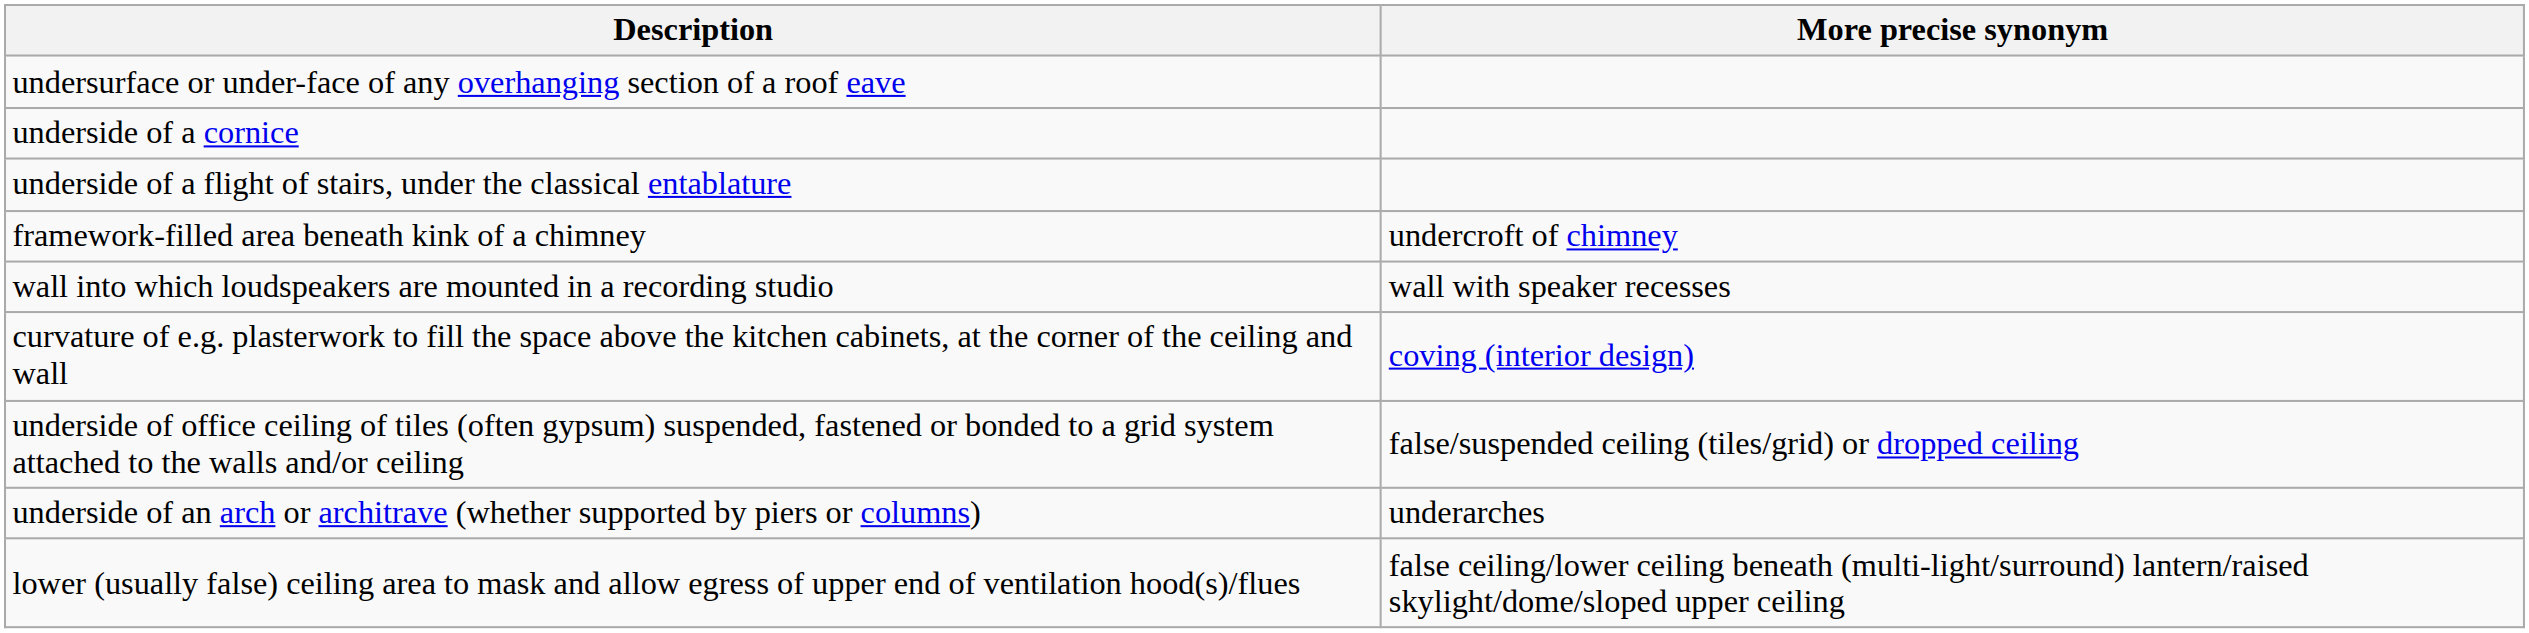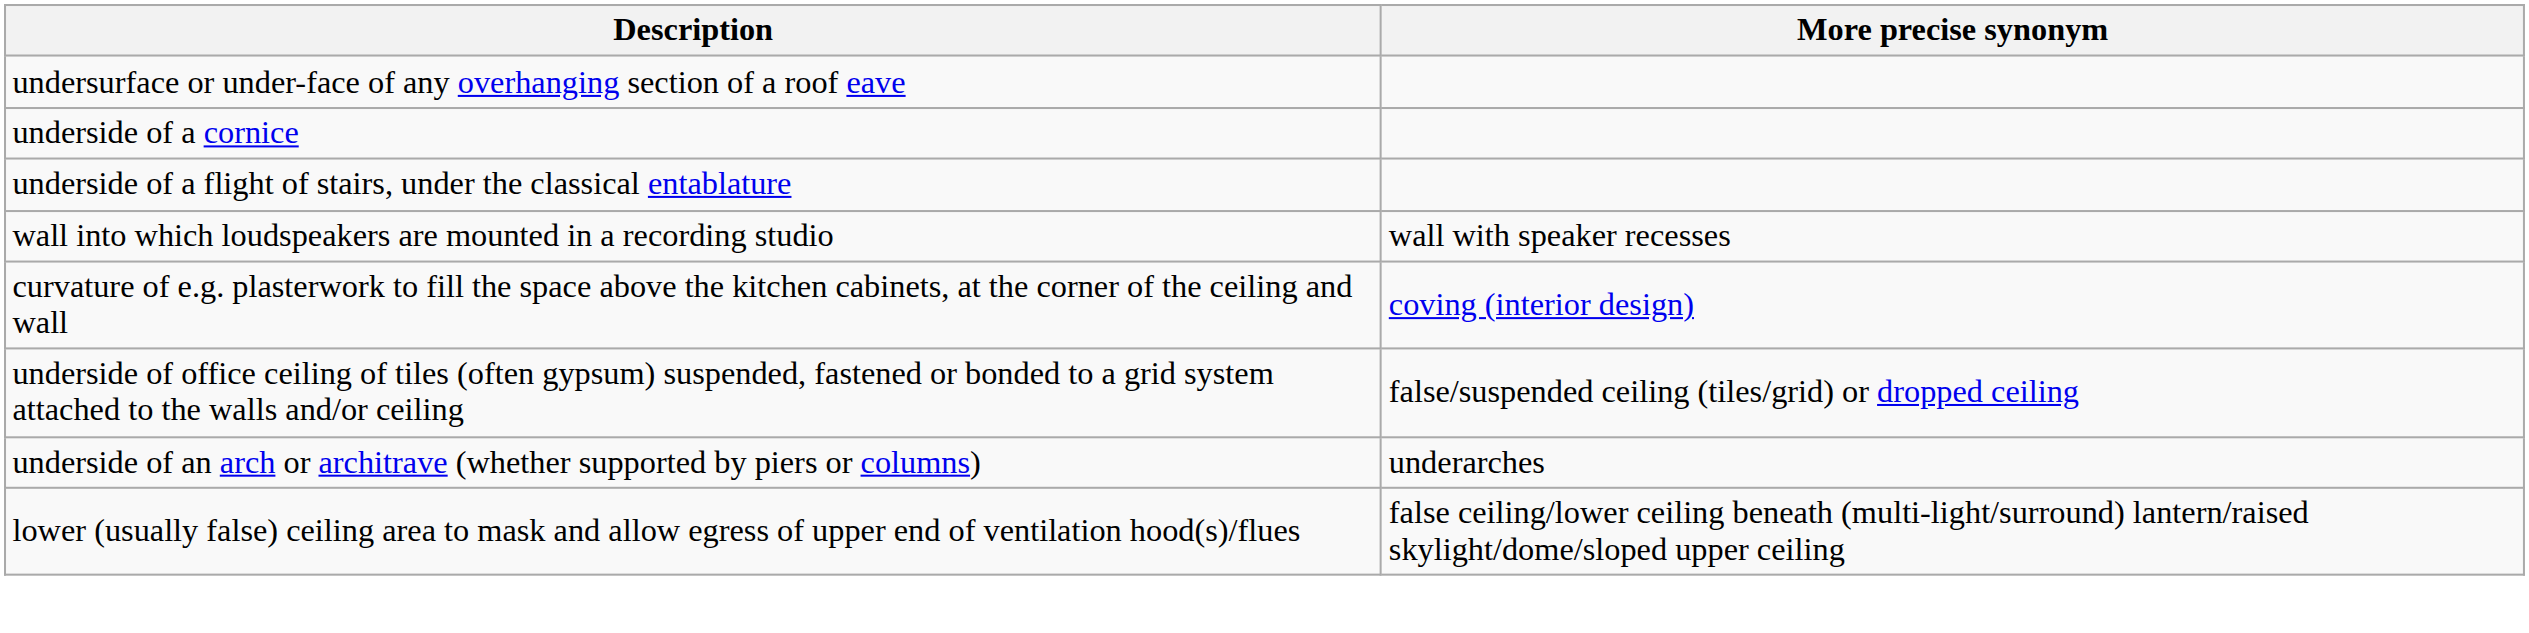- row: (329, 235)
